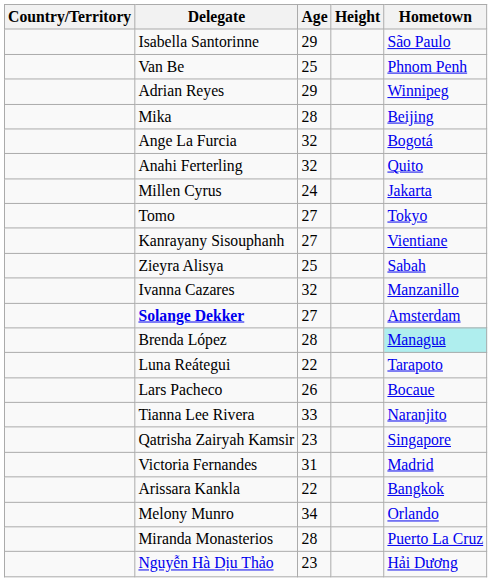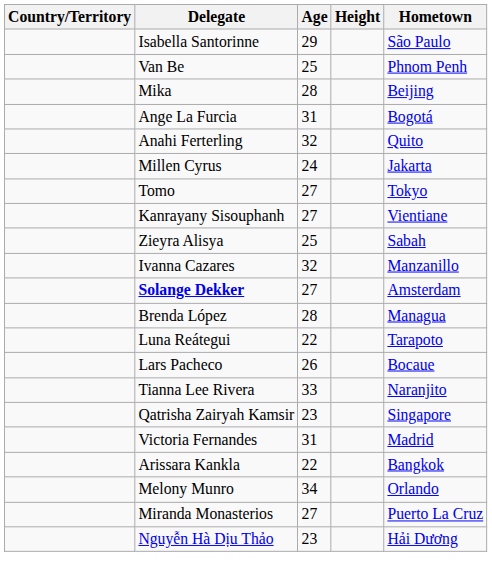- row: (181, 91)
(309, 141) 32 -> (309, 116) 31
(417, 340) paleturquoise background -> (417, 315) no background
(309, 539) 28 -> (309, 514) 27
